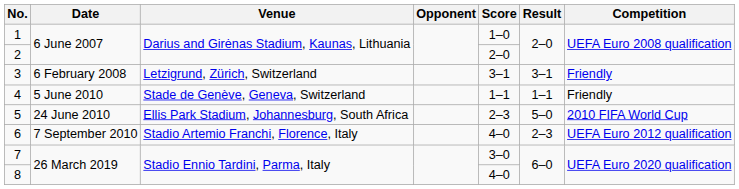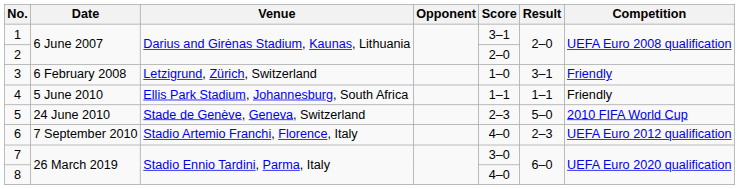(499, 34) 1–0 -> (499, 34) 3–1
(499, 74) 3–1 -> (499, 74) 1–0
(254, 94) Stade de Genève, Geneva, Switzerland -> (276, 94) Ellis Park Stadium, Johannesburg, South Africa
(276, 114) Ellis Park Stadium, Johannesburg, South Africa -> (254, 114) Stade de Genève, Geneva, Switzerland
